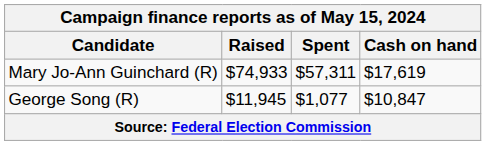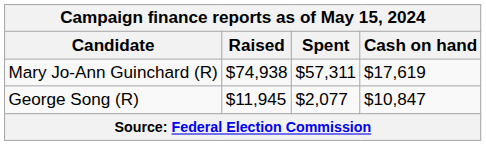(257, 72) $74,933 -> (257, 72) $74,938
(322, 99) $1,077 -> (322, 99) $2,077
